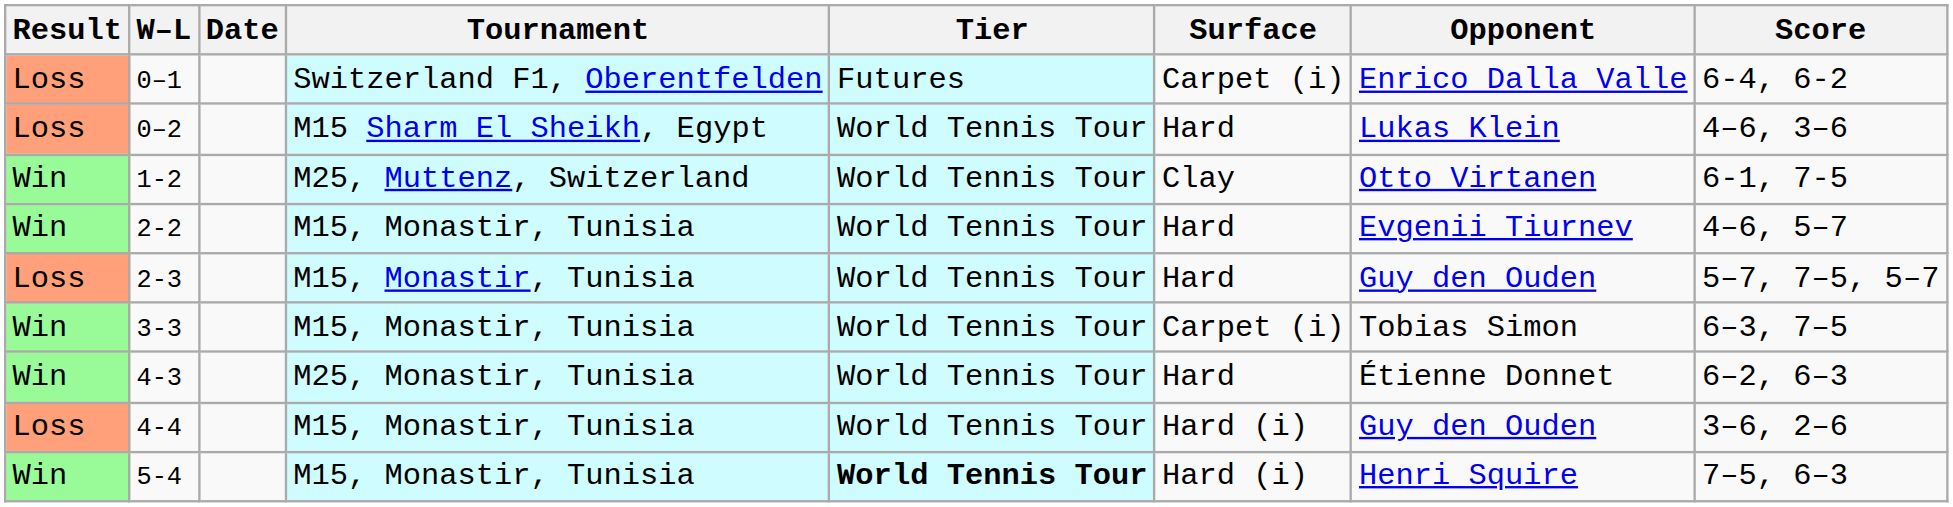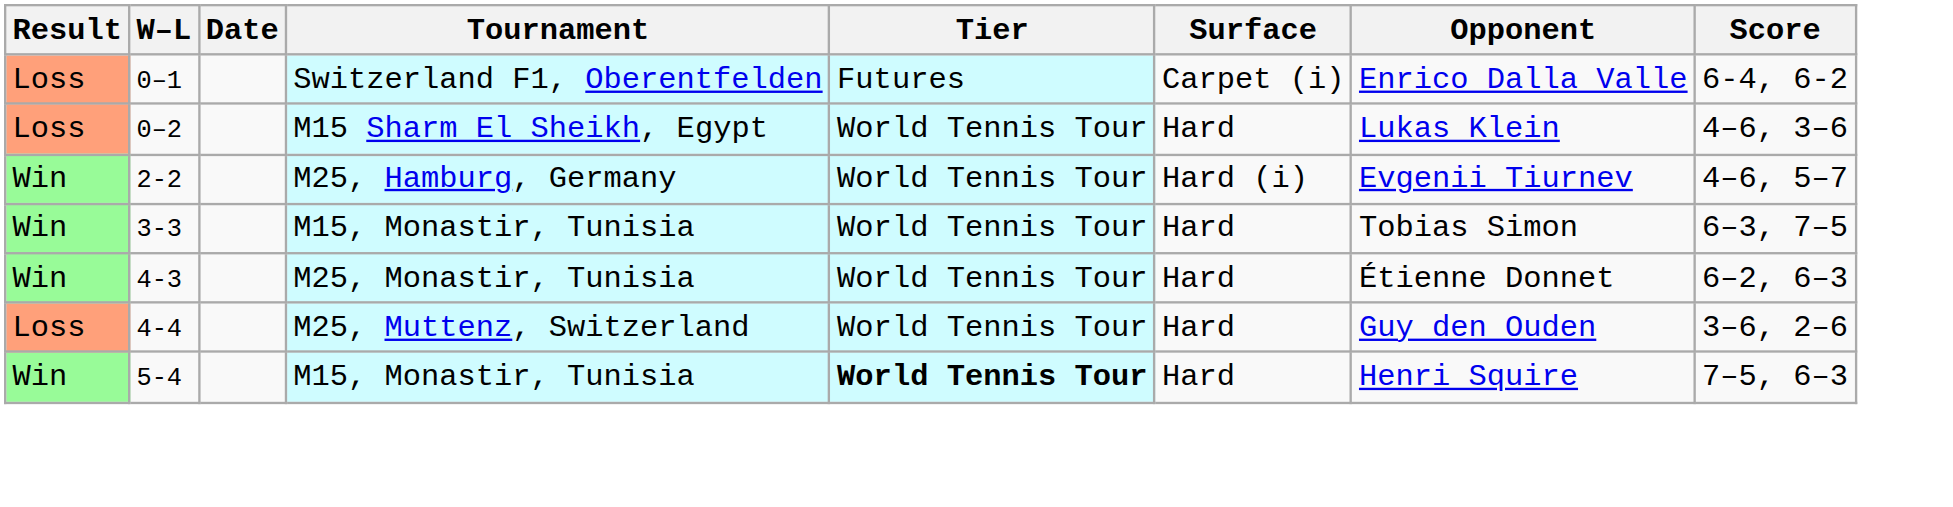- row: (159, 180)
(494, 228) M15, Monastir, Tunisia -> (485, 179) M25, Hamburg, Germany
(1198, 228) Hard -> (1235, 179) Hard (i)
- row: (159, 279)
(1253, 327) Carpet (i) -> (1198, 228) Hard
(494, 427) M15, Monastir, Tunisia -> (521, 327) M25, Muttenz, Switzerland
(1235, 427) Hard (i) -> (1198, 327) Hard
(1235, 476) Hard (i) -> (1198, 377) Hard
